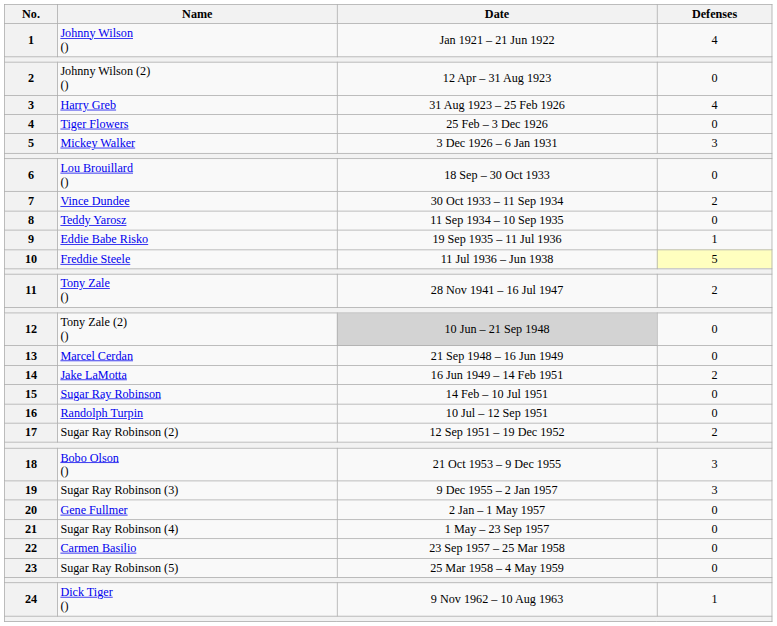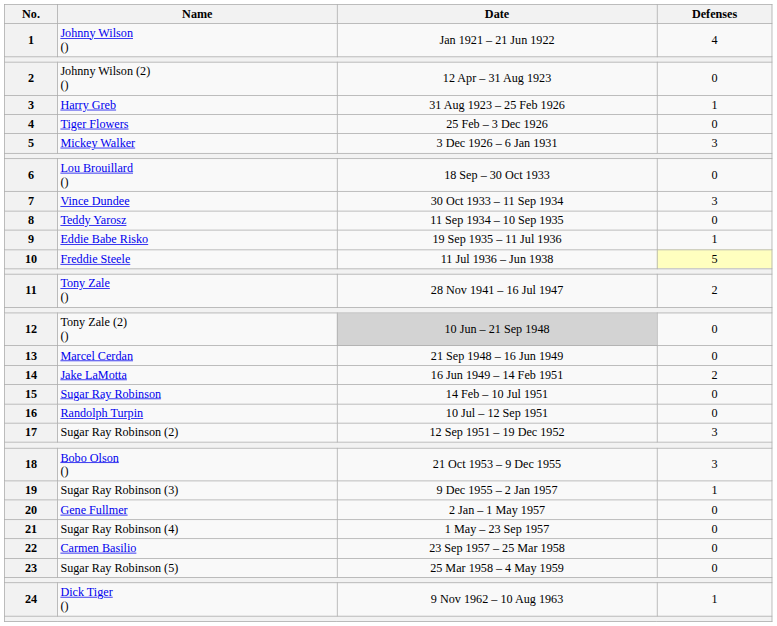(715, 104) 4 -> (715, 104) 1
(715, 201) 2 -> (715, 201) 3
(715, 432) 2 -> (715, 432) 3
(715, 490) 3 -> (715, 490) 1
